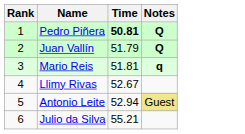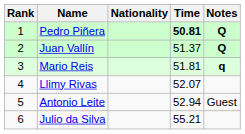+ column: (139, 13)
(125, 48) 51.79 -> (187, 48) 51.37
(125, 84) 52.67 -> (187, 84) 52.07
(159, 102) khaki background -> (222, 102) no background
